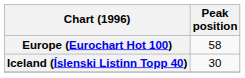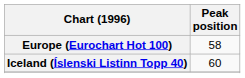(215, 63) 30 -> (215, 63) 60
